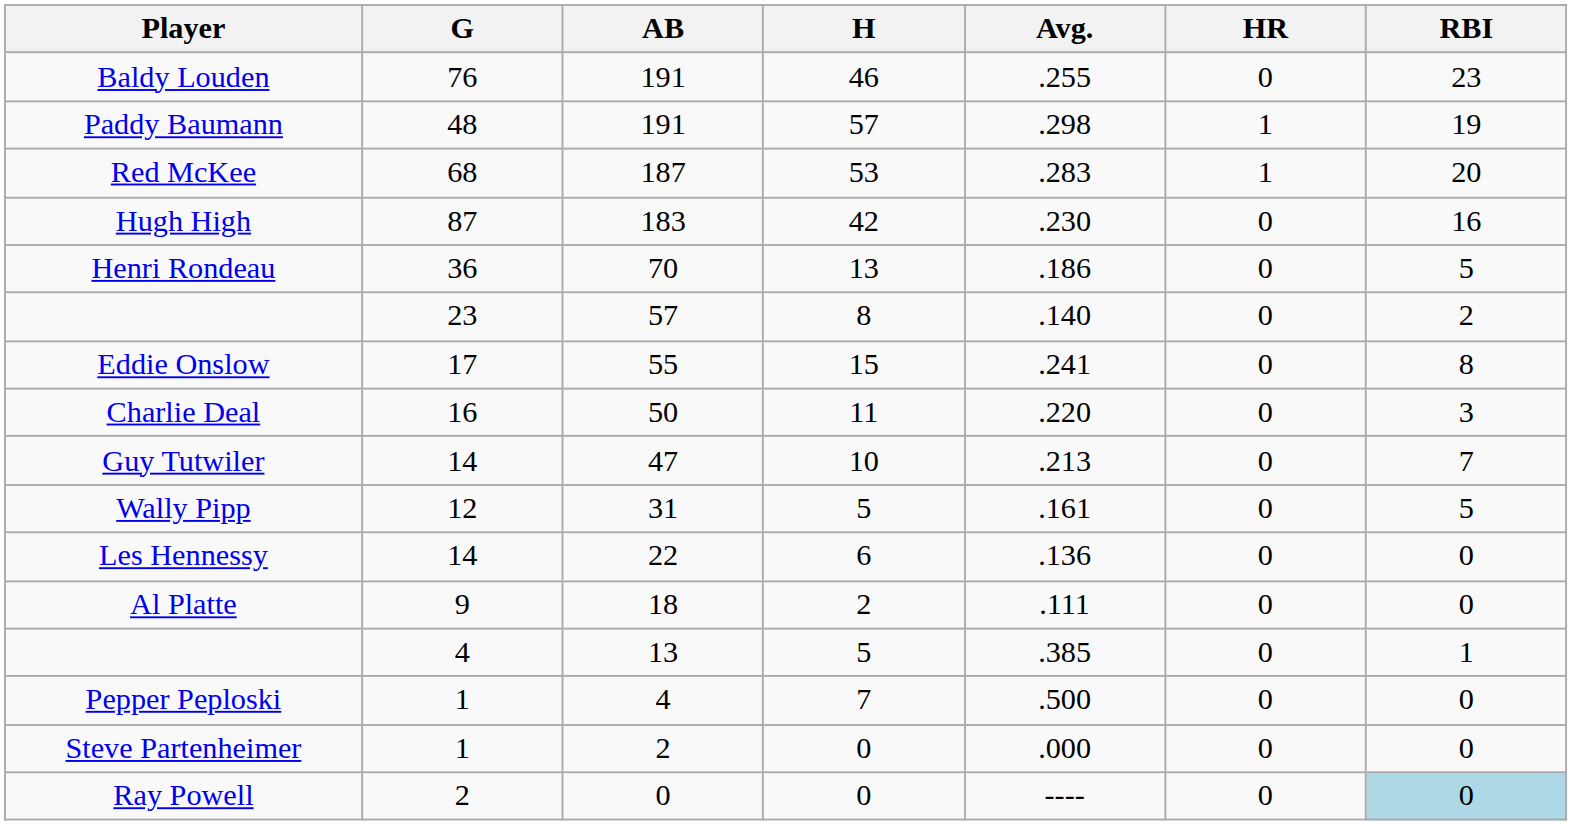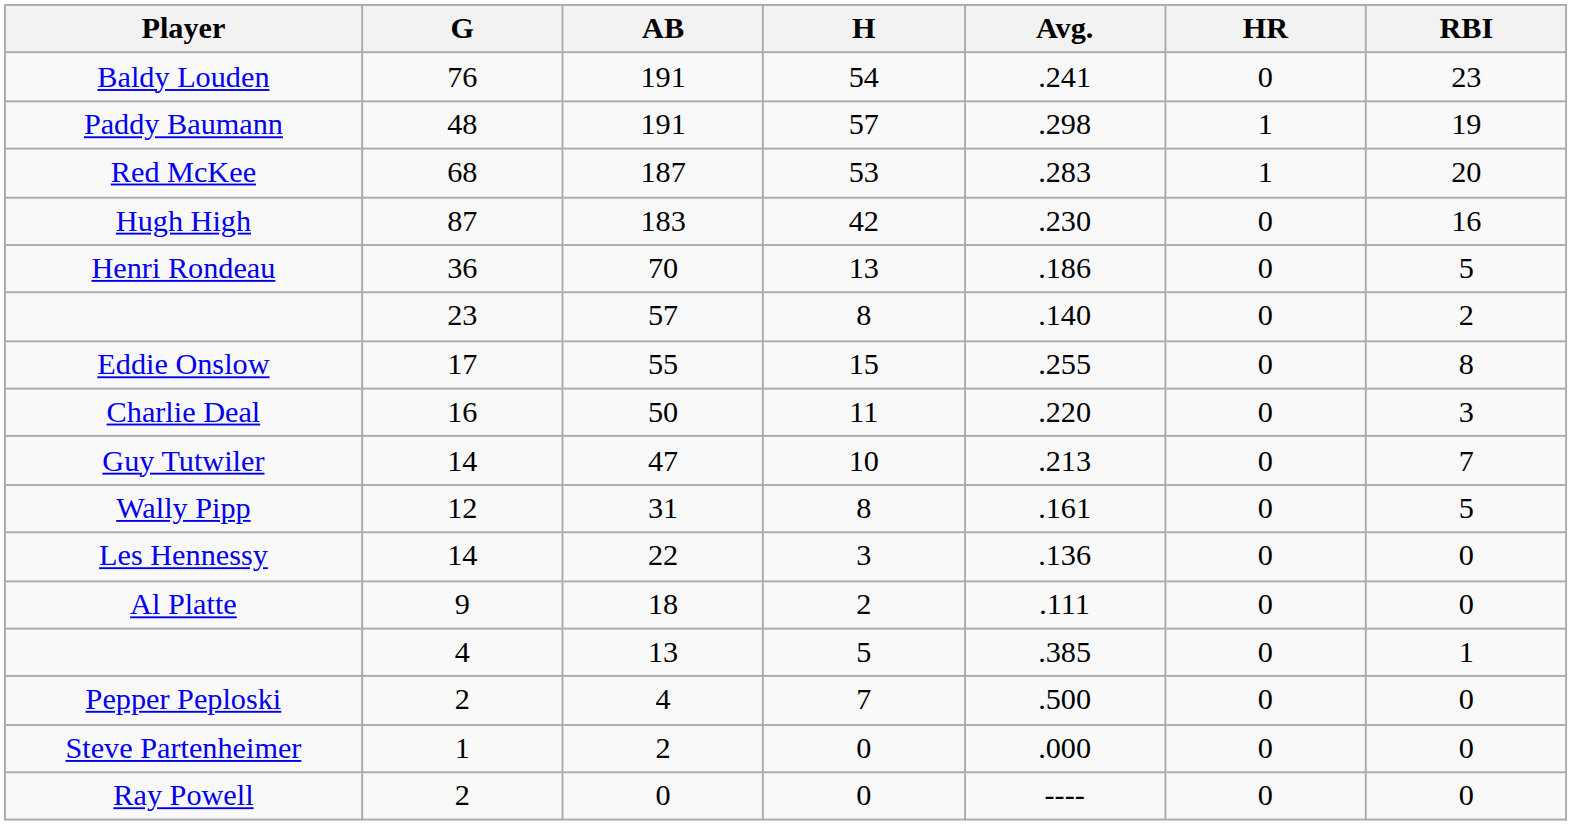(864, 76) 46 -> (864, 76) 54
(1065, 76) .255 -> (1065, 76) .241
(1065, 364) .241 -> (1065, 364) .255
(864, 508) 5 -> (864, 508) 8
(864, 556) 6 -> (864, 556) 3
(462, 699) 1 -> (462, 699) 2
(1466, 795) lightblue background -> (1466, 795) no background
